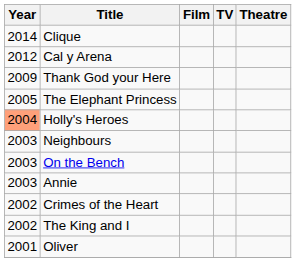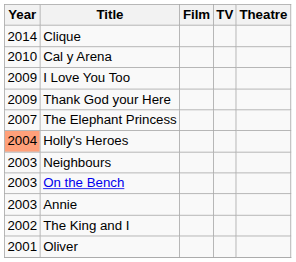(22, 57) 2012 -> (22, 57) 2010
+ row: (87, 78)
(22, 99) 2005 -> (22, 120) 2007
- row: (101, 204)
